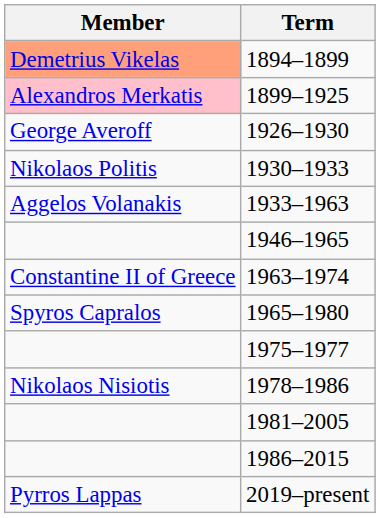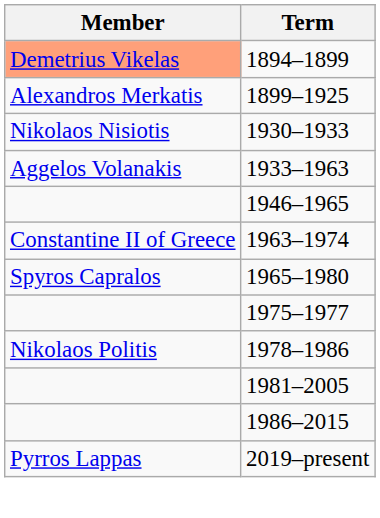(106, 95) pink background -> (106, 95) no background
- row: (298, 131)
(83, 167) Nikolaos Politis -> (90, 131) Nikolaos Nisiotis
(90, 385) Nikolaos Nisiotis -> (83, 349) Nikolaos Politis
